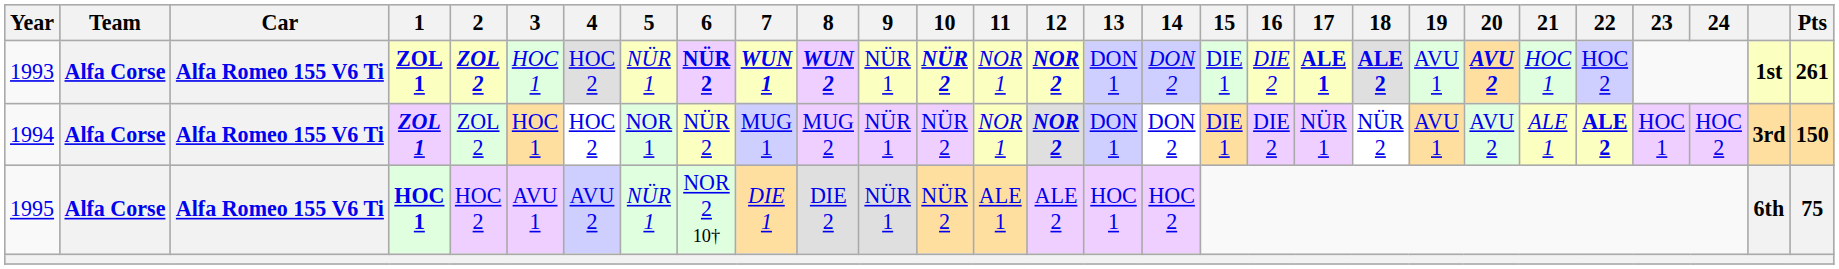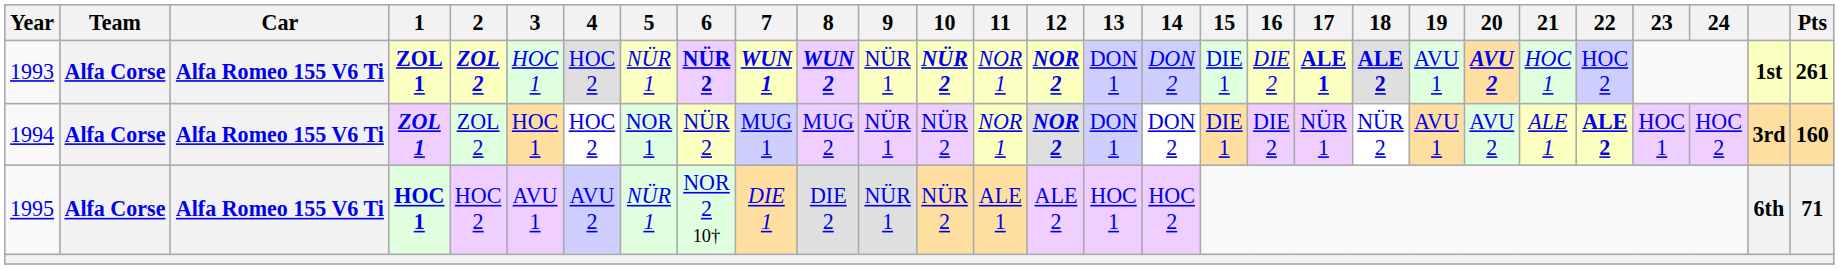(1812, 133) 150 -> (1812, 133) 160
(1812, 209) 75 -> (1812, 209) 71
